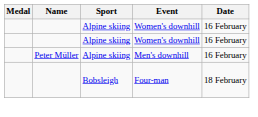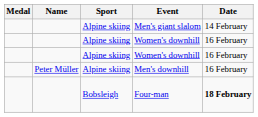+ row: (56, 26)
(225, 80) normal -> (228, 94) bold
